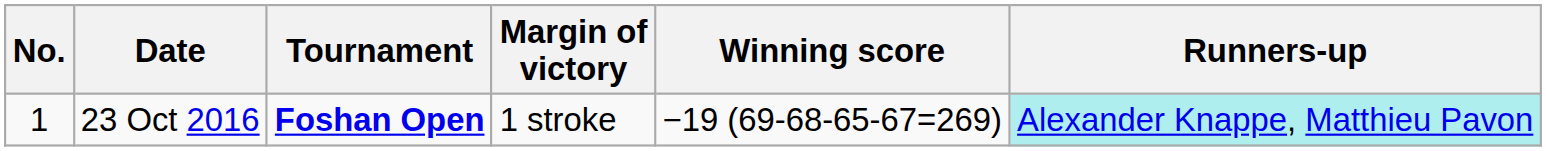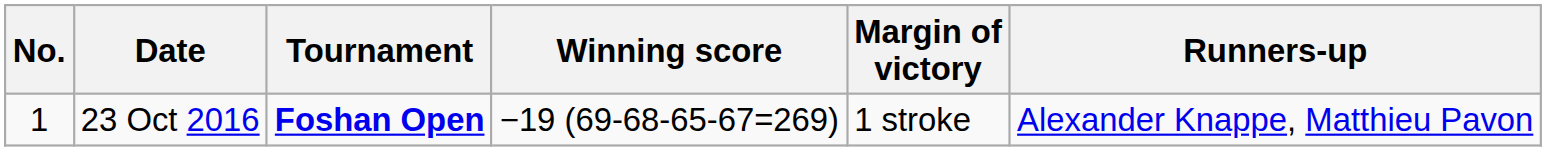columns swapped: (832, 50) <-> (574, 50)
(1275, 120) paleturquoise background -> (1275, 120) no background
